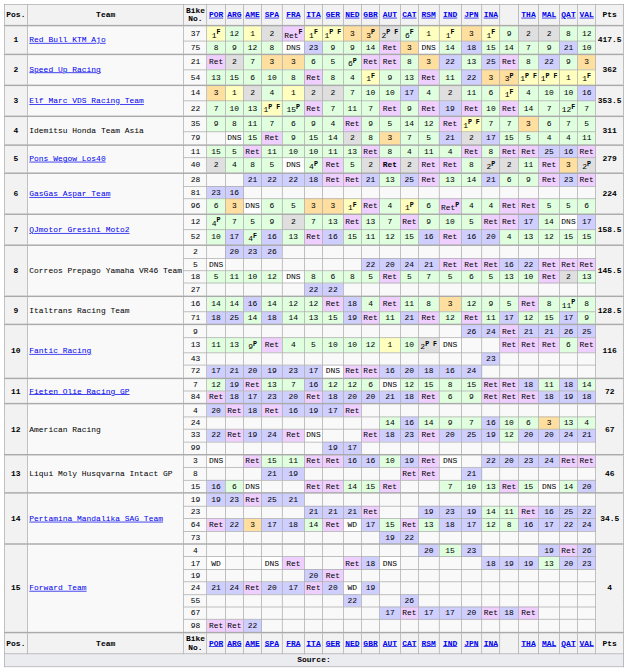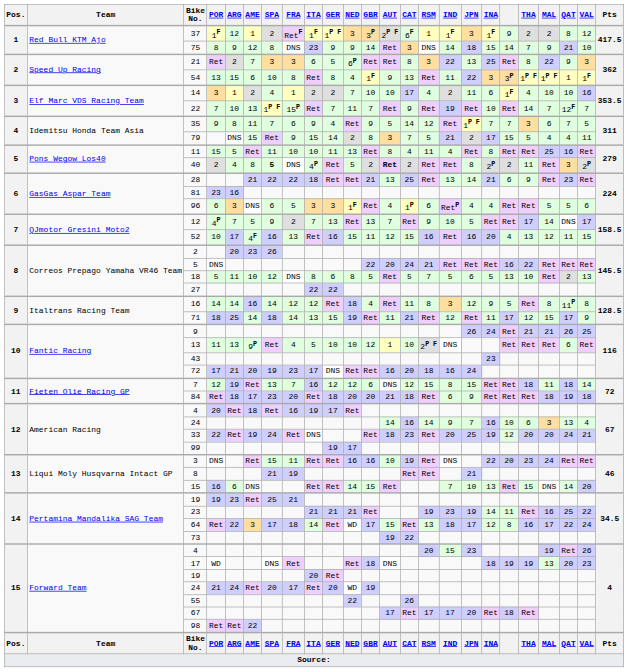(272, 165) normal -> (272, 165) bold
(568, 237) 15 -> (568, 237) 11
